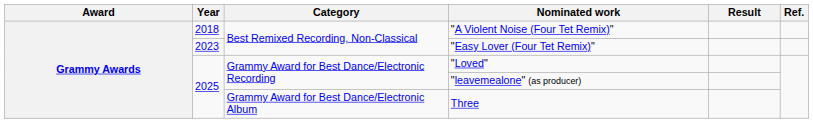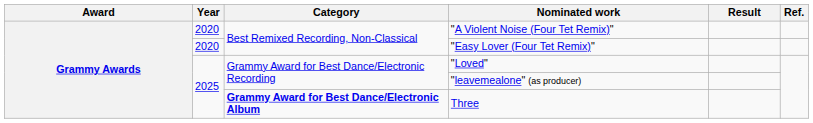(207, 30) 2018 -> (207, 30) 2020
(207, 47) 2023 -> (207, 47) 2020
(325, 104) normal -> (333, 104) bold
